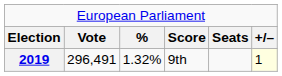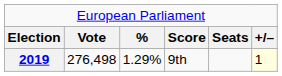(92, 59) 296,491 -> (92, 59) 276,498
(142, 59) 1.32% -> (142, 59) 1.29%
